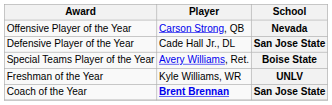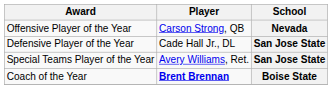(290, 60) Boise State -> (290, 60) San Jose State
- row: (55, 76)
(290, 92) San Jose State -> (290, 76) Boise State
